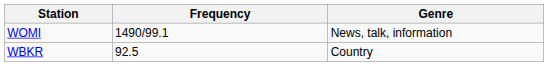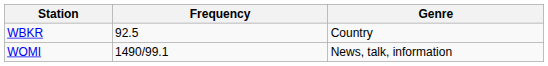rows swapped: (25, 52) <-> (24, 33)
